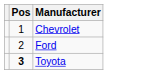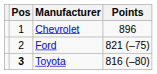+ column: (128, 13)
